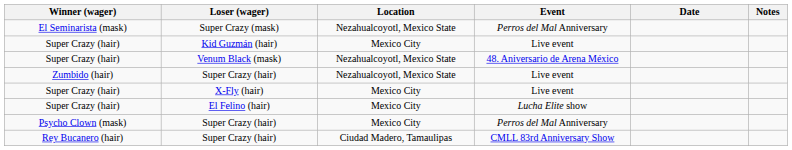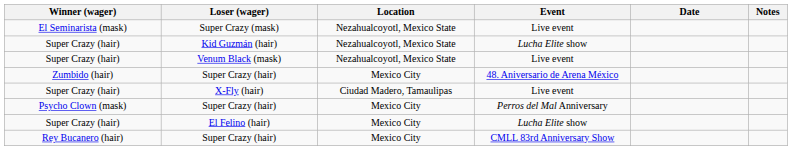(552, 28) Perros del Mal Anniversary -> (552, 28) Live event
(396, 43) Mexico City -> (396, 43) Nezahualcoyotl, Mexico State
(552, 43) Live event -> (552, 43) Lucha Elite show
(552, 59) 48. Aniversario de Arena México -> (552, 59) Live event
(396, 75) Nezahualcoyotl, Mexico State -> (396, 75) Mexico City
(552, 75) Live event -> (552, 75) 48. Aniversario de Arena México
(396, 91) Mexico City -> (396, 91) Ciudad Madero, Tamaulipas
rows swapped: (83, 122) <-> (83, 106)
(396, 138) Ciudad Madero, Tamaulipas -> (396, 138) Mexico City
